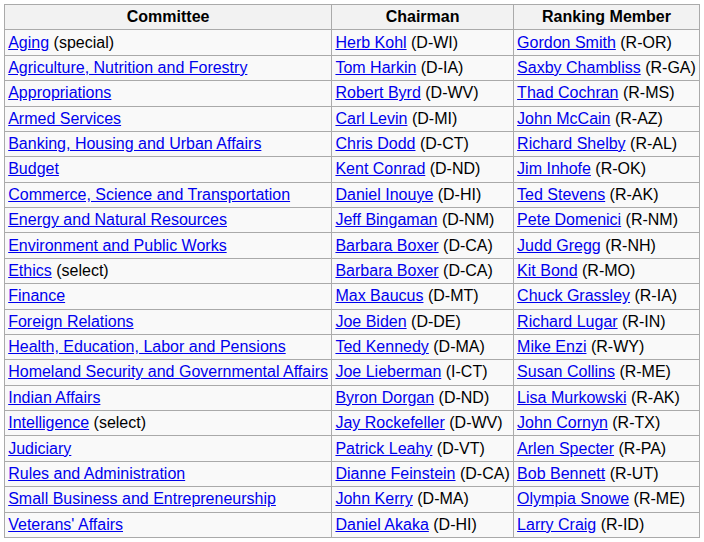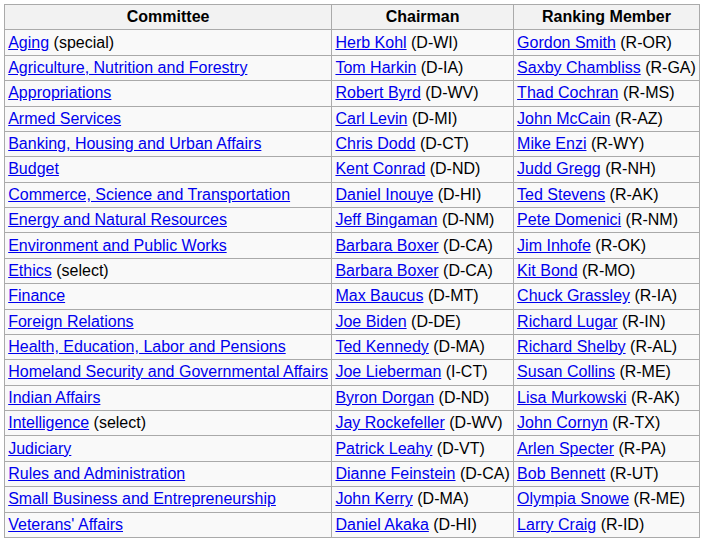(597, 144) Richard Shelby (R-AL) -> (581, 144) Mike Enzi (R-WY)
(582, 169) Jim Inhofe (R-OK) -> (586, 169) Judd Gregg (R-NH)
(586, 245) Judd Gregg (R-NH) -> (582, 245) Jim Inhofe (R-OK)
(581, 347) Mike Enzi (R-WY) -> (597, 347) Richard Shelby (R-AL)
